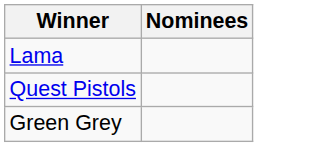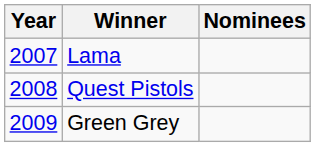+ column: (33, 21)
